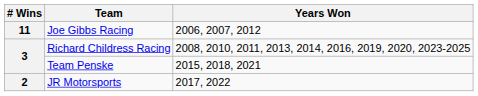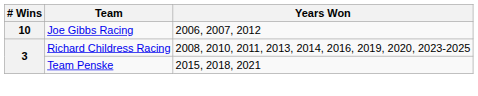(24, 31) 11 -> (24, 31) 10
- row: (84, 83)
